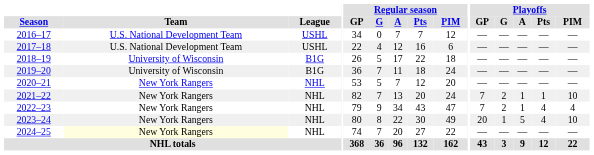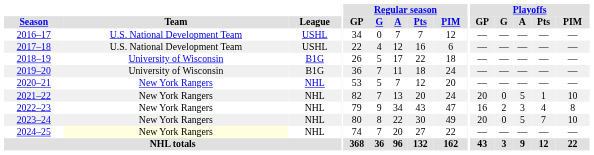(482, 95) 7 -> (482, 95) 20
(504, 95) 2 -> (504, 95) 0
(522, 95) 1 -> (522, 95) 5
(482, 107) 7 -> (482, 107) 16
(522, 107) 1 -> (522, 107) 3
(573, 107) 4 -> (573, 107) 8
(504, 120) 1 -> (504, 120) 0
(544, 120) 4 -> (544, 120) 7
